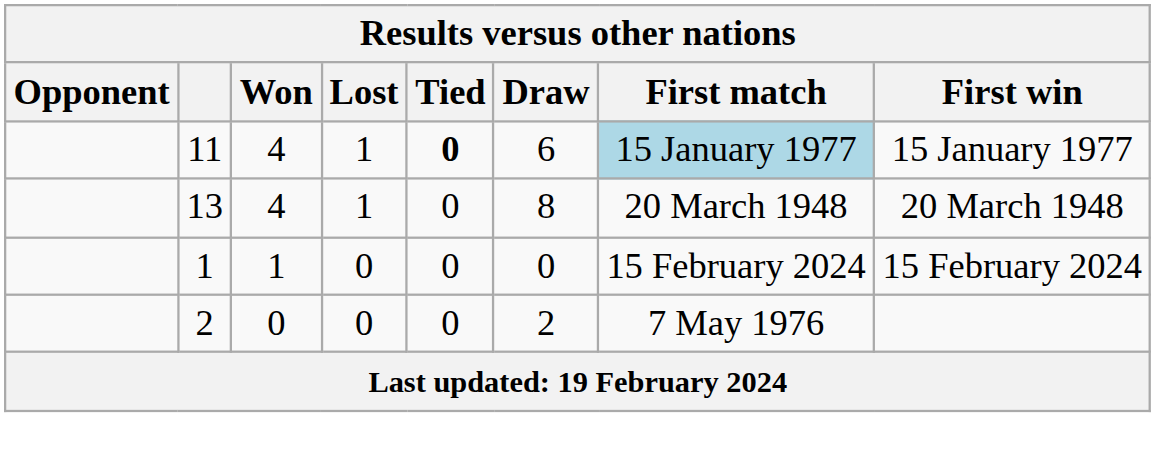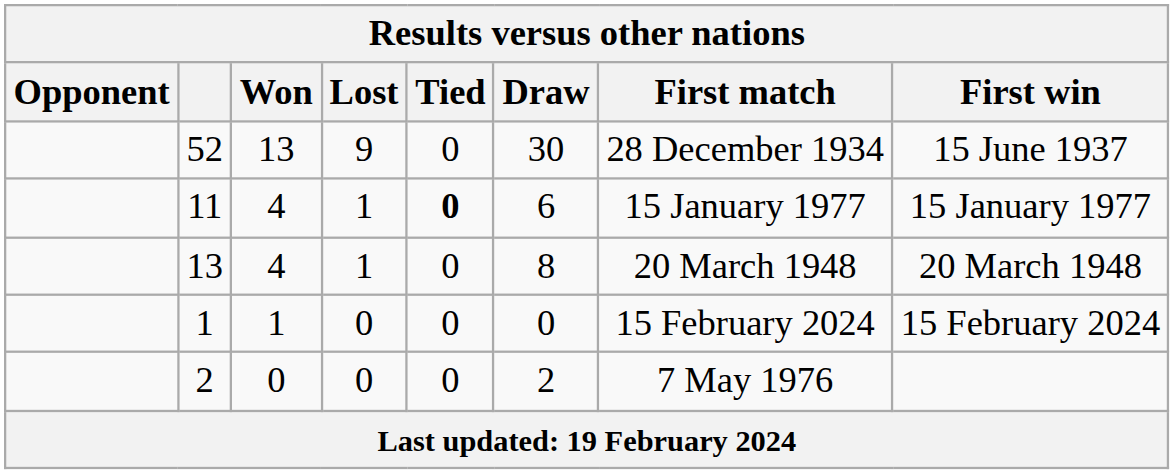+ row: (205, 149)
(736, 149) lightblue background -> (745, 206) no background
